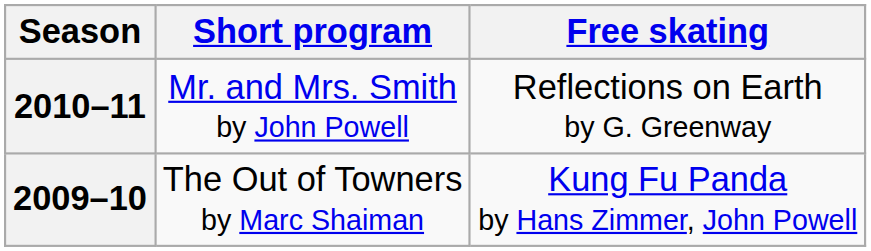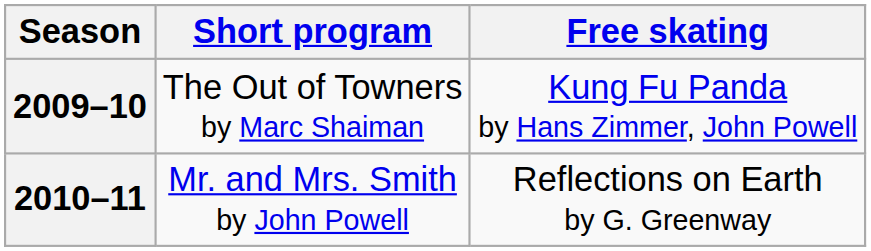rows swapped: (80, 105) <-> (80, 198)
